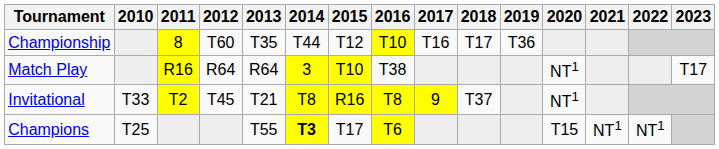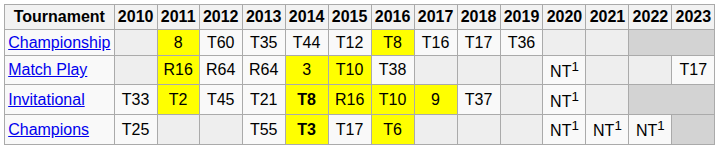(393, 42) T10 -> (393, 42) T8
(307, 99) normal -> (307, 99) bold
(393, 99) T8 -> (393, 99) T10
(564, 129) T15 -> (564, 129) NT1
